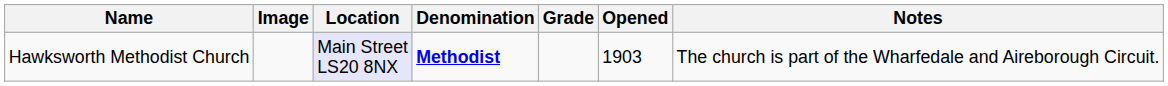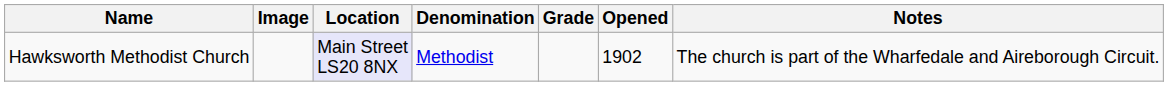(458, 56) bold -> (455, 56) normal
(622, 56) 1903 -> (622, 56) 1902
